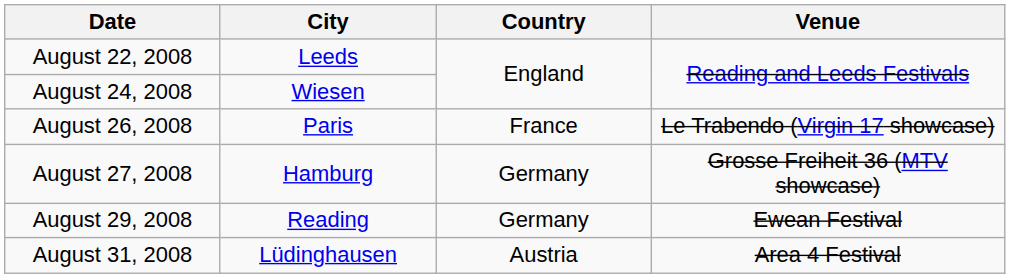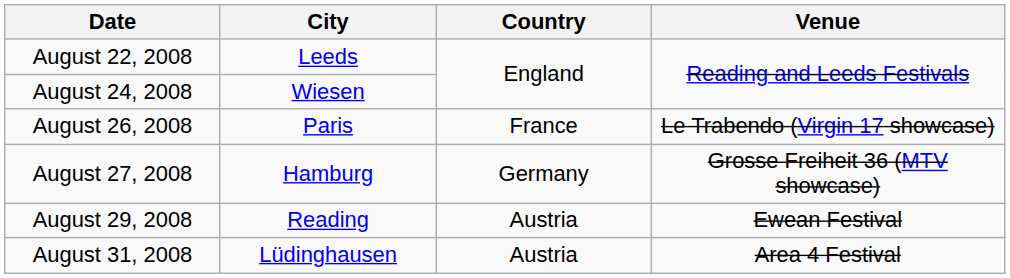(544, 220) Germany -> (544, 220) Austria
